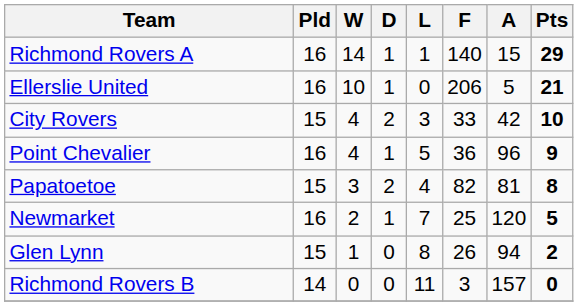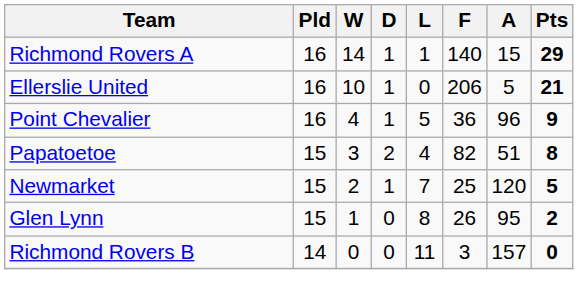- row: (63, 119)
(509, 185) 81 -> (509, 152) 51
(315, 218) 16 -> (315, 185) 15
(509, 251) 94 -> (509, 218) 95
